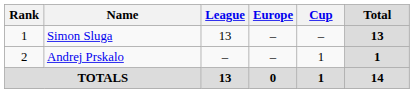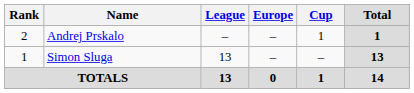rows swapped: (80, 36) <-> (85, 57)
